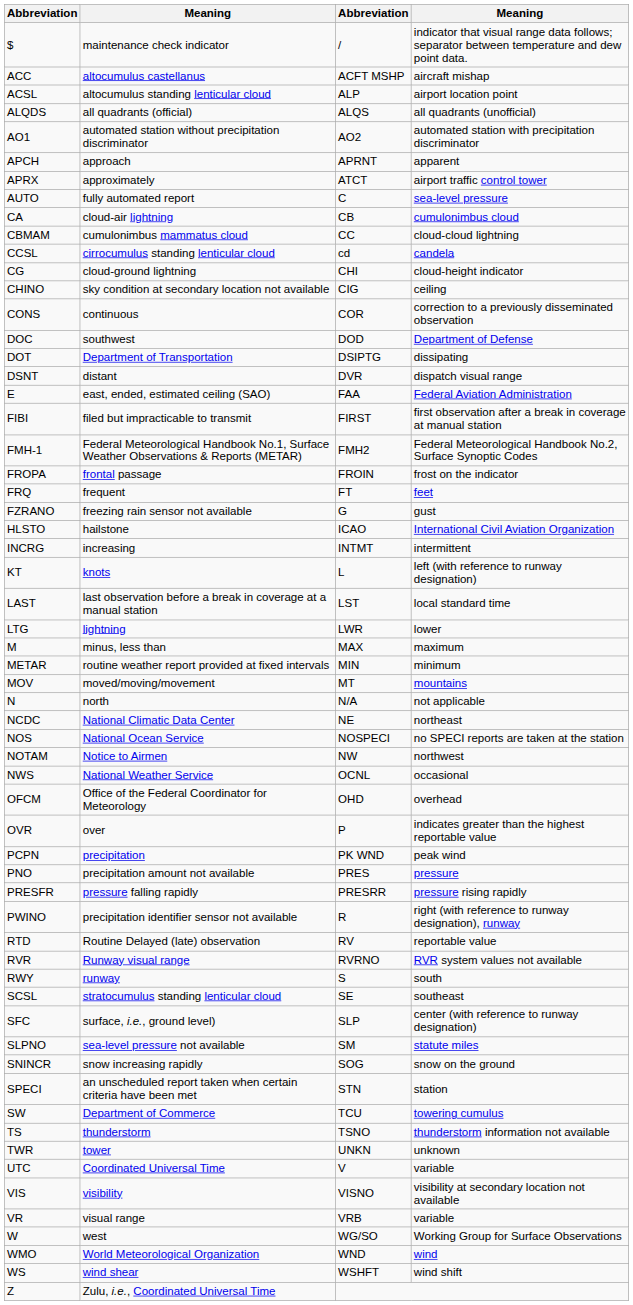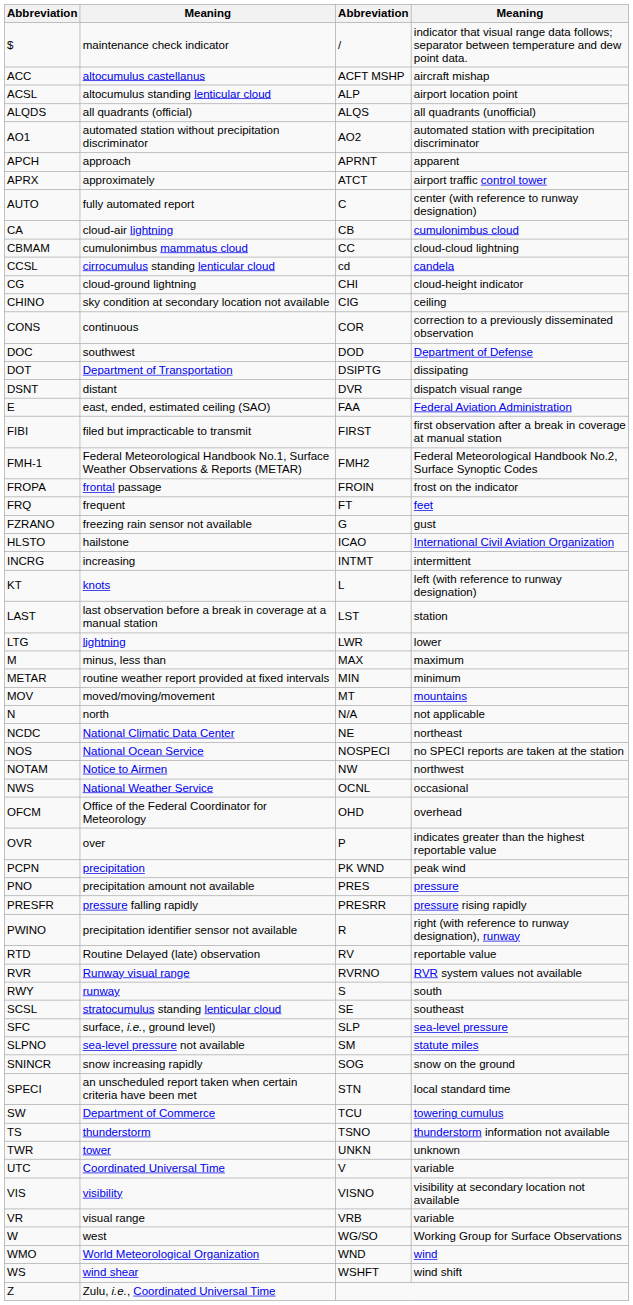(461, 198) sea-level pressure -> (496, 205) center (with reference to runway designation)
(462, 604) local standard time -> (431, 617) station
(496, 1021) center (with reference to runway designation) -> (461, 1027) sea-level pressure
(431, 1089) station -> (462, 1089) local standard time
